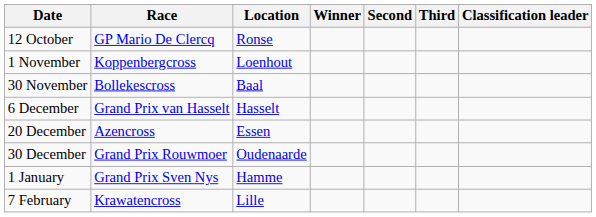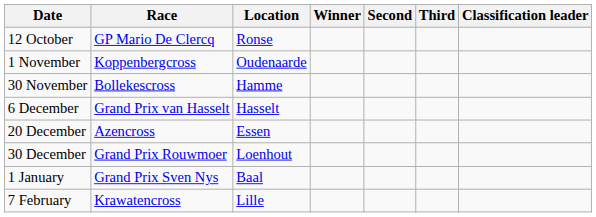(264, 62) Loenhout -> (272, 62) Oudenaarde
(250, 85) Baal -> (259, 85) Hamme
(272, 154) Oudenaarde -> (264, 154) Loenhout
(259, 177) Hamme -> (250, 177) Baal
